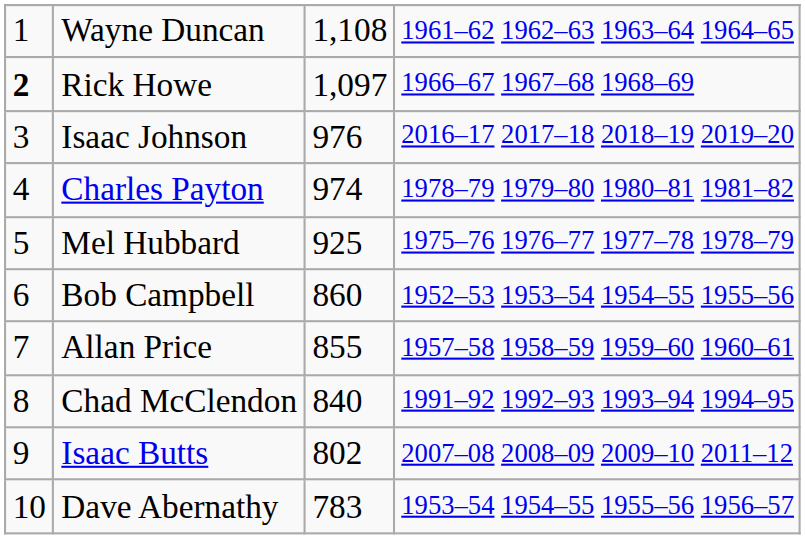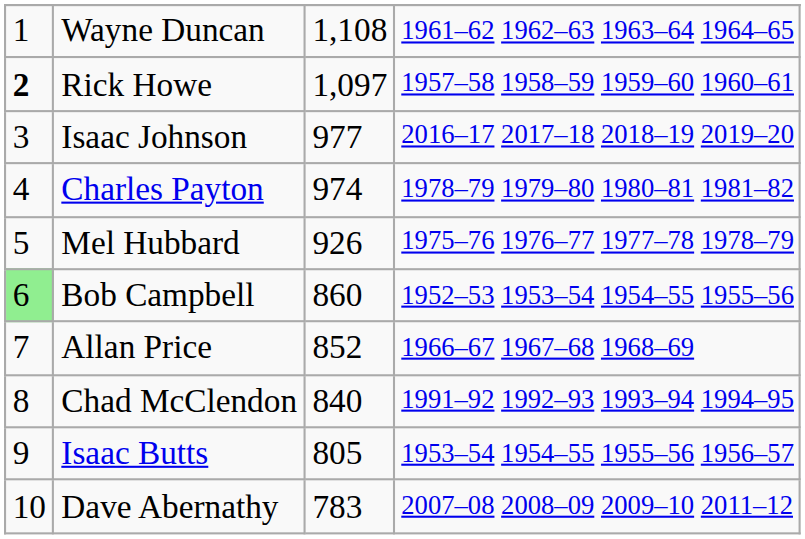(548, 83) 1966–67 1967–68 1968–69 -> (598, 83) 1957–58 1958–59 1959–60 1960–61
(337, 136) 976 -> (337, 136) 977
(337, 242) 925 -> (337, 242) 926
(21, 294) no background -> (21, 294) lightgreen background
(337, 347) 855 -> (337, 347) 852
(598, 347) 1957–58 1958–59 1959–60 1960–61 -> (548, 347) 1966–67 1967–68 1968–69
(337, 453) 802 -> (337, 453) 805
(597, 453) 2007–08 2008–09 2009–10 2011–12 -> (598, 453) 1953–54 1954–55 1955–56 1956–57
(598, 505) 1953–54 1954–55 1955–56 1956–57 -> (597, 505) 2007–08 2008–09 2009–10 2011–12
